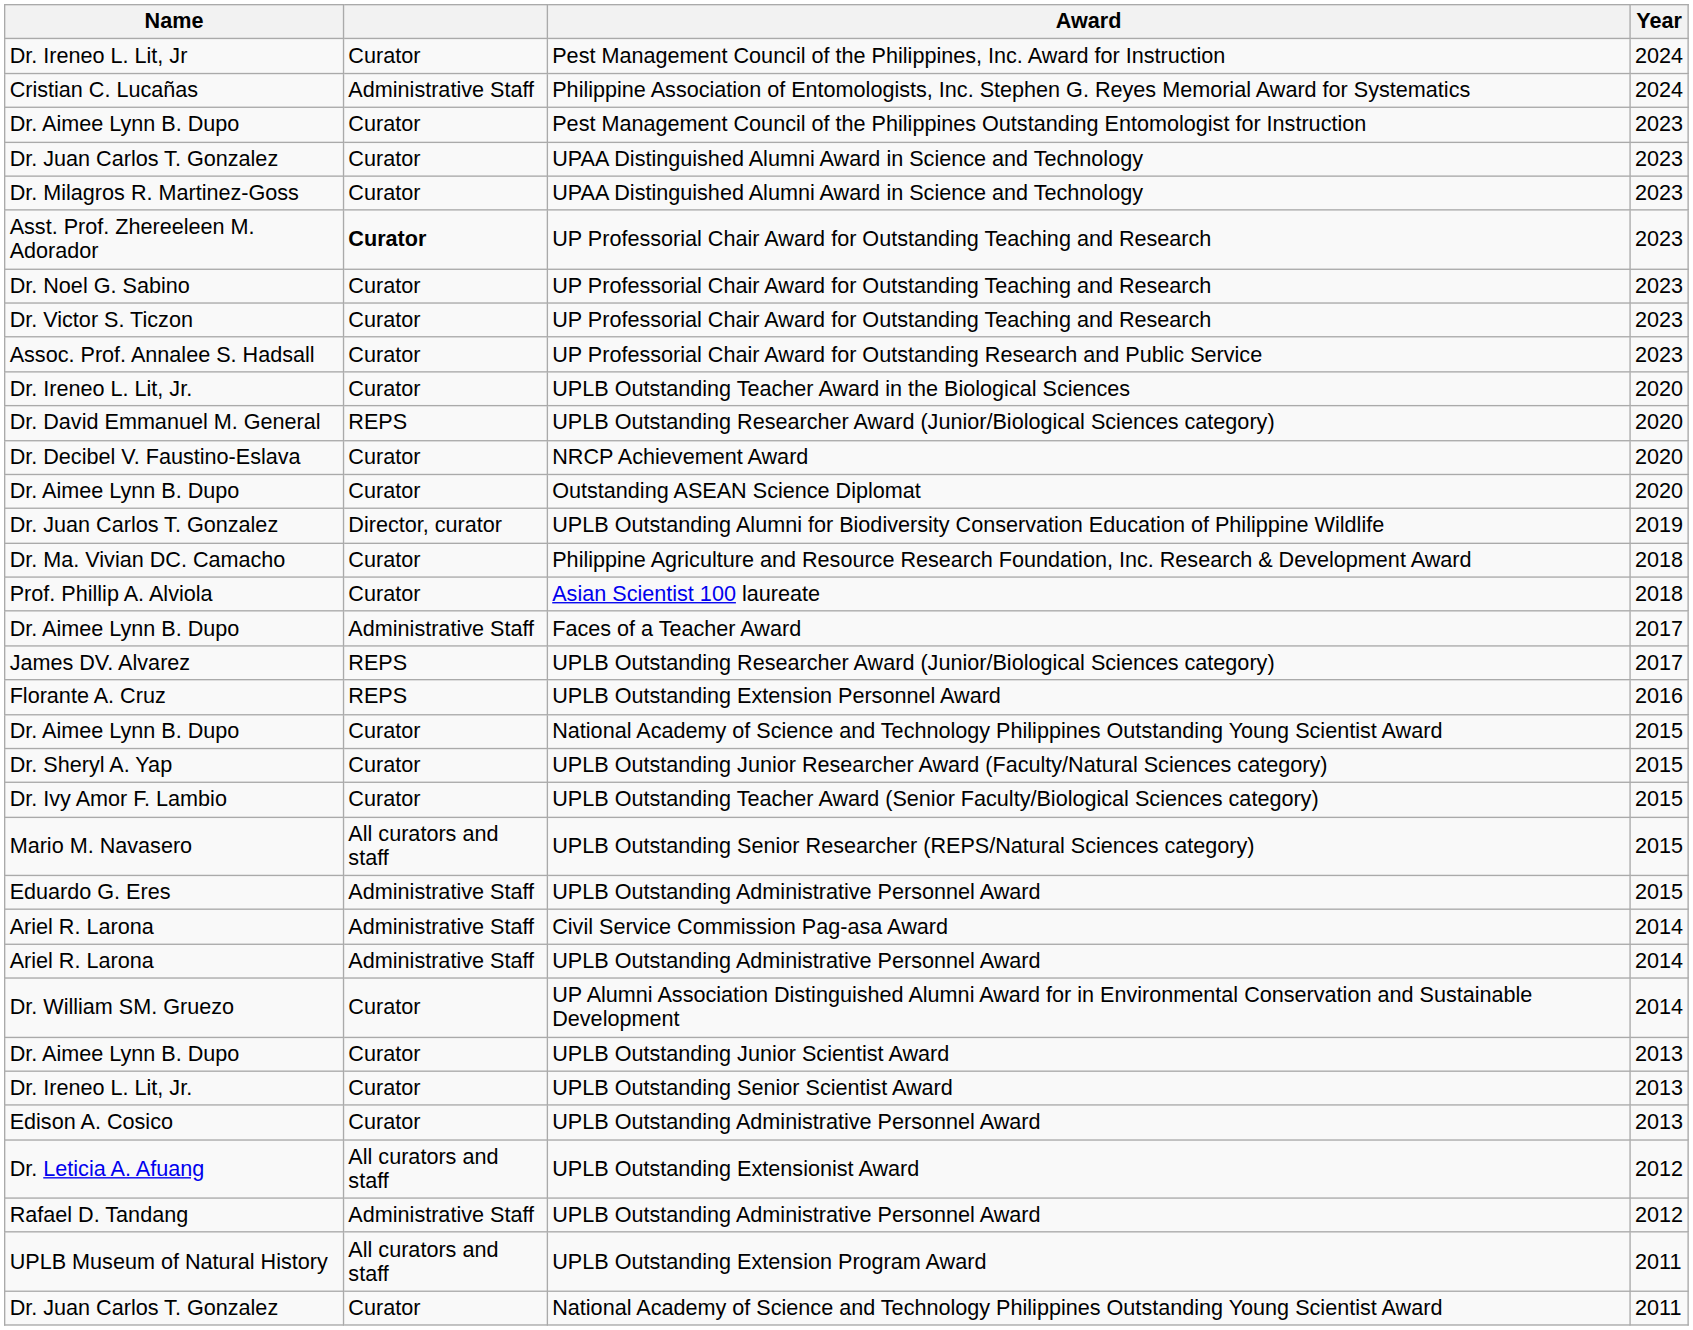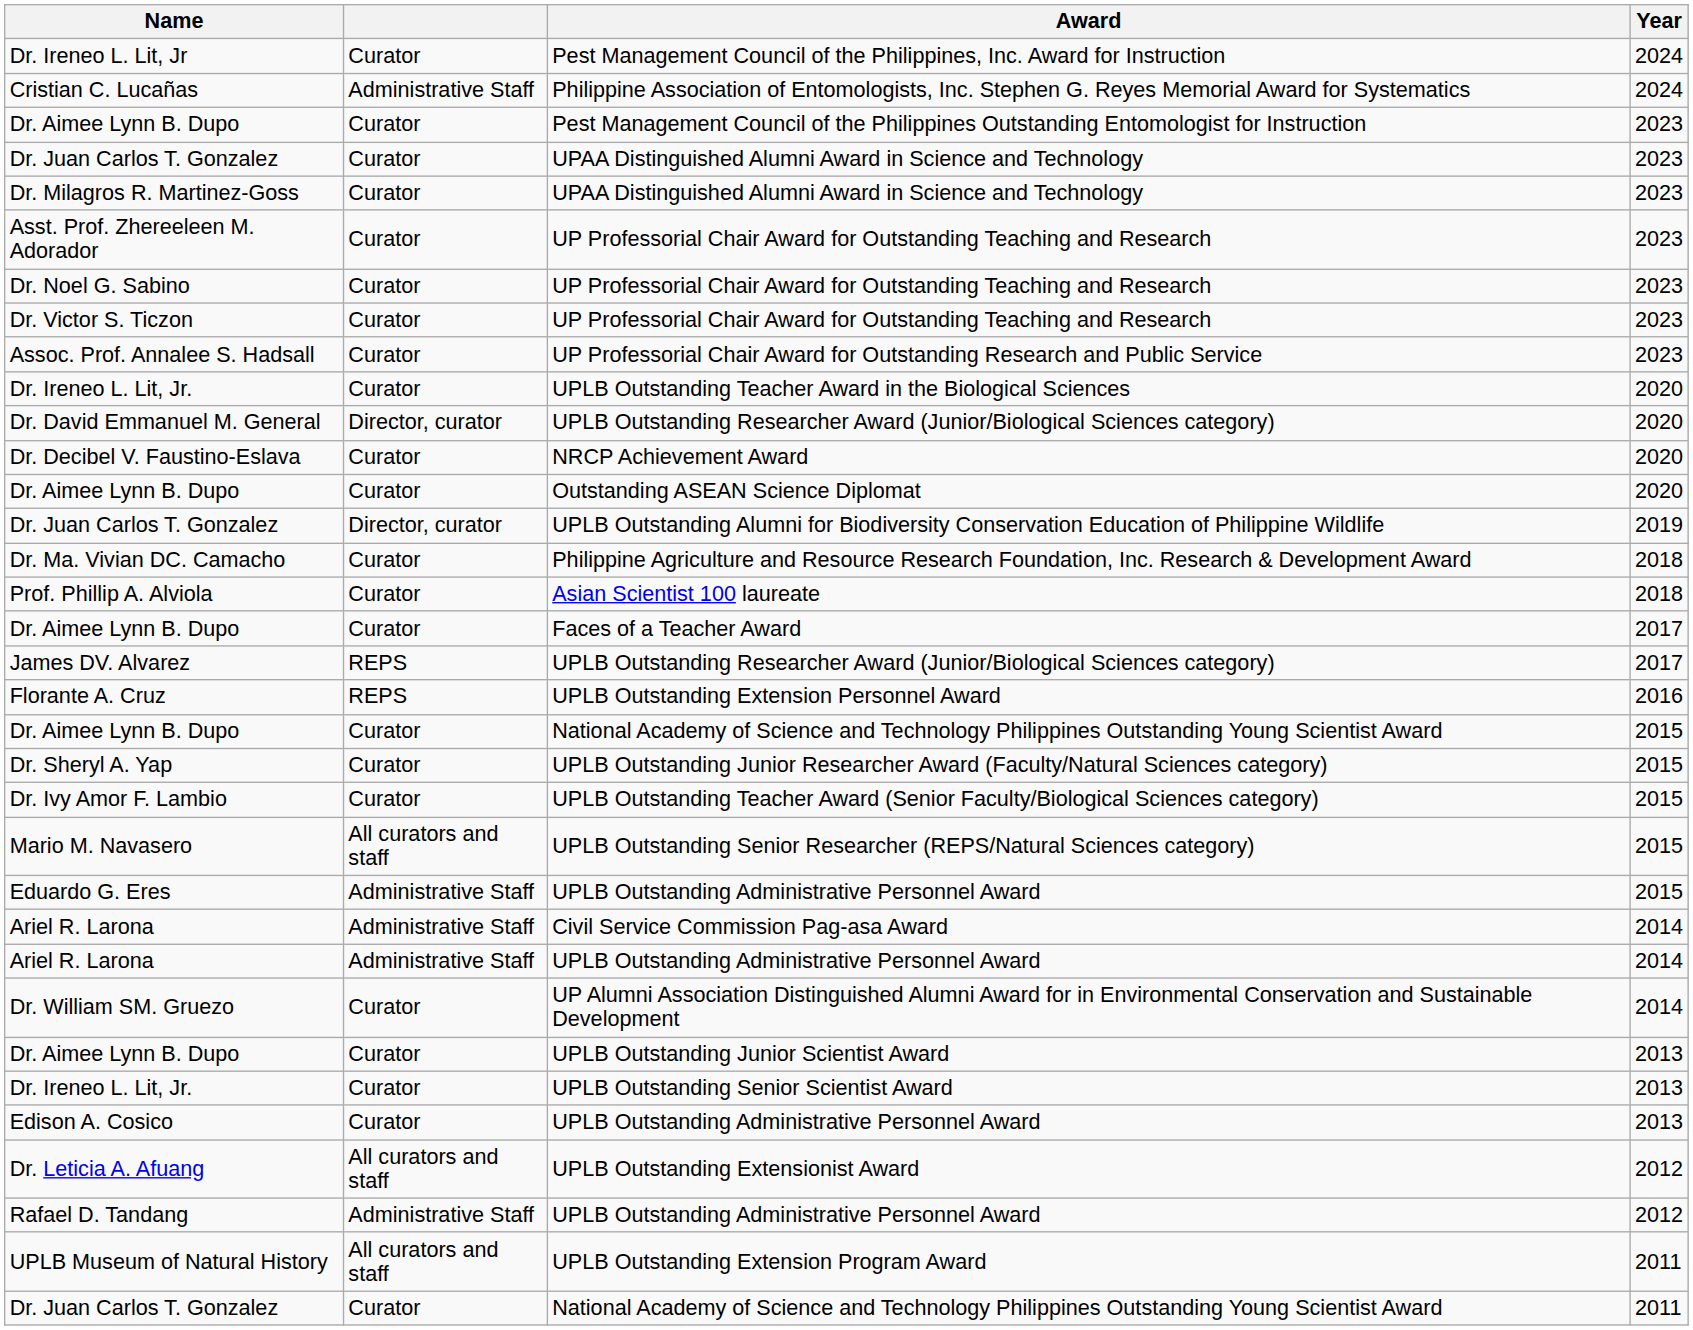(387, 239) bold -> (384, 239) normal
(378, 422) REPS -> (425, 422) Director, curator
(441, 628) Administrative Staff -> (384, 628) Curator
